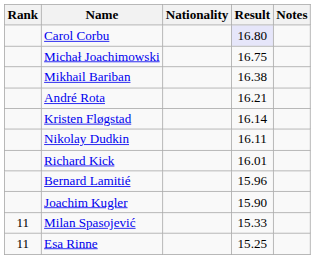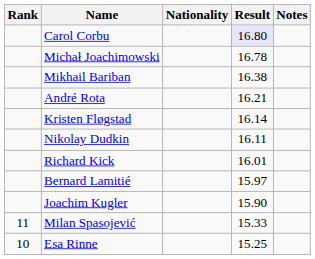(252, 56) 16.75 -> (252, 56) 16.78
(252, 181) 15.96 -> (252, 181) 15.97
(23, 243) 11 -> (23, 243) 10
